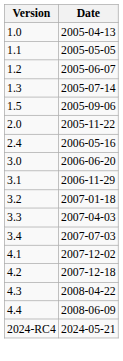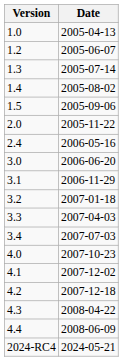- row: (14, 50)
+ row: (14, 87)
+ row: (14, 254)
